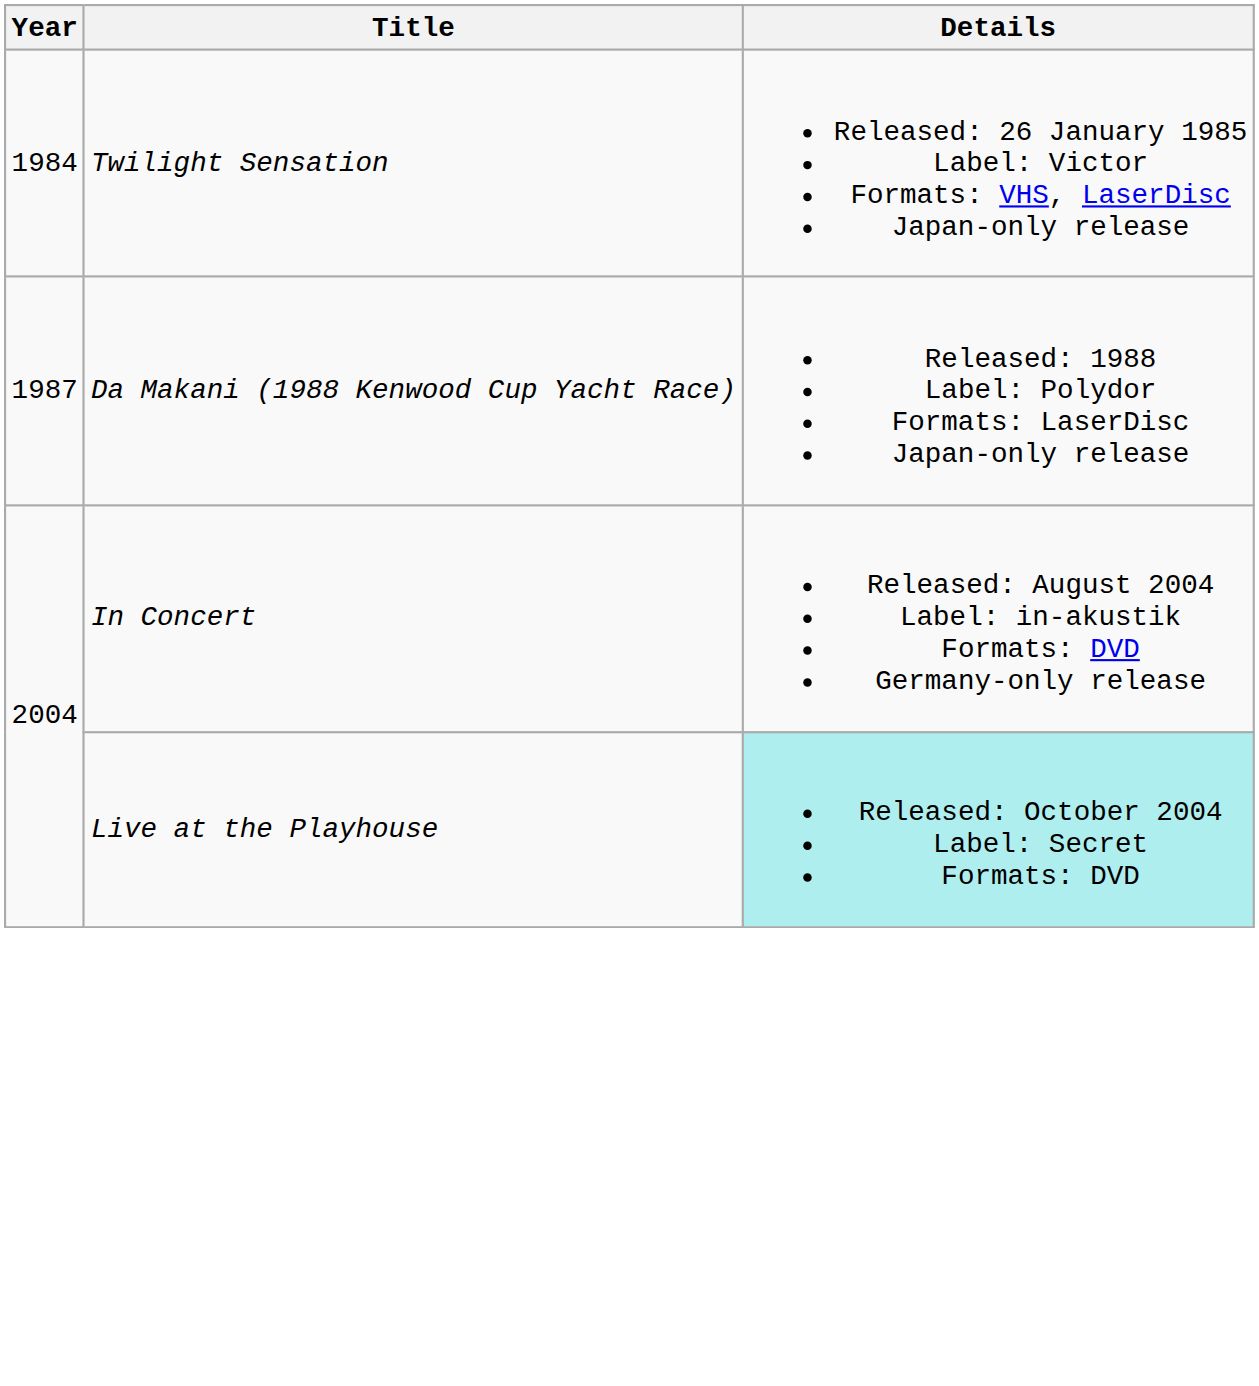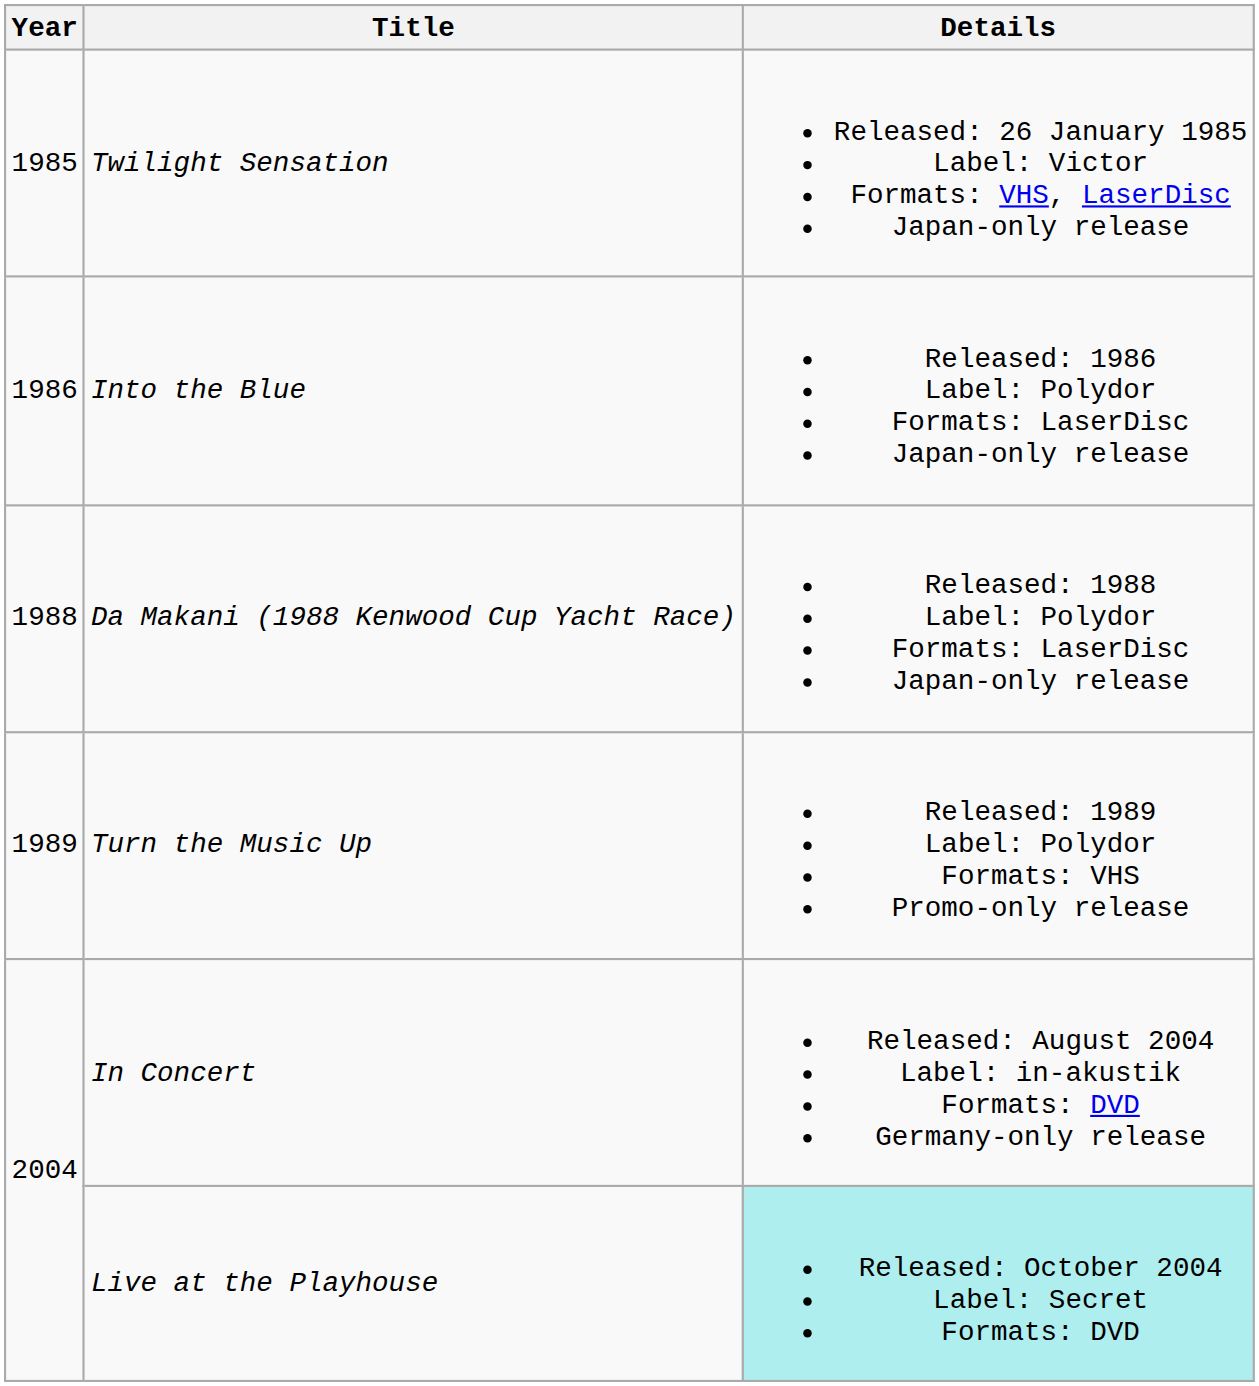(45, 164) 1984 -> (45, 164) 1985
+ row: (198, 391)
(45, 391) 1987 -> (45, 618) 1988
+ row: (232, 845)
